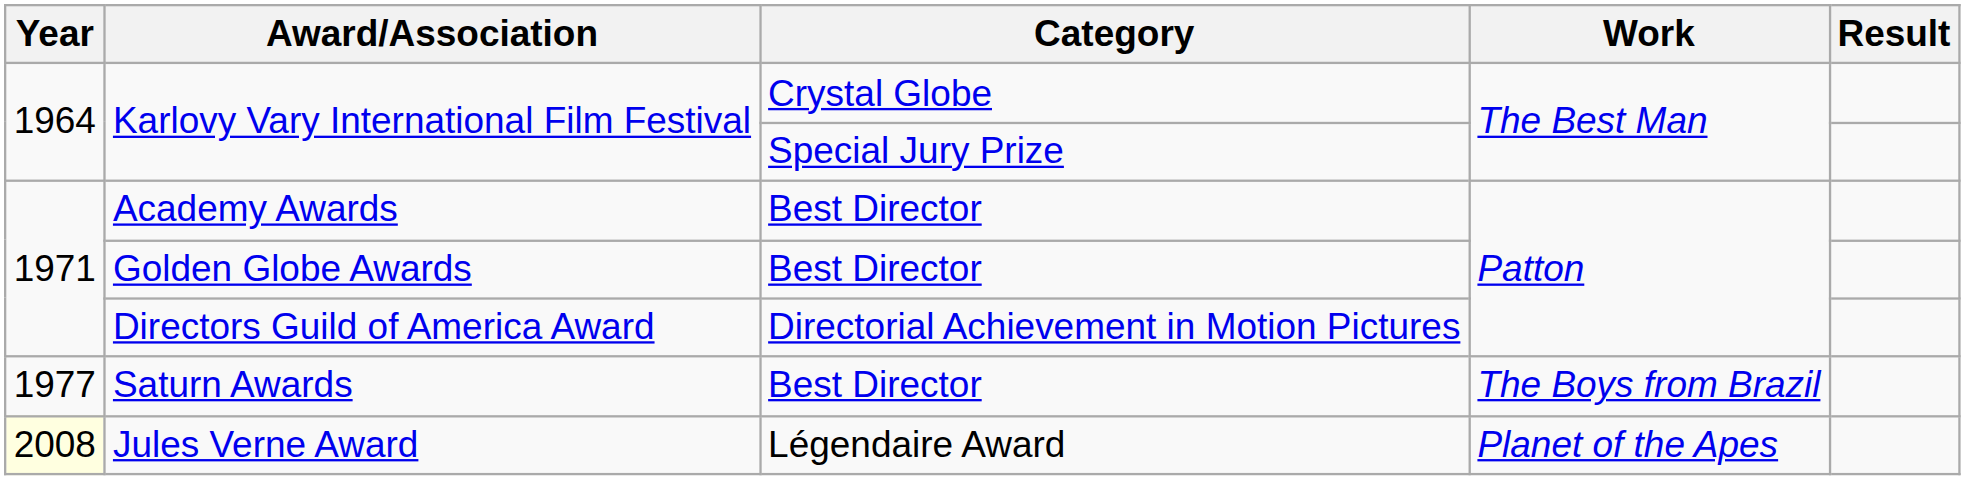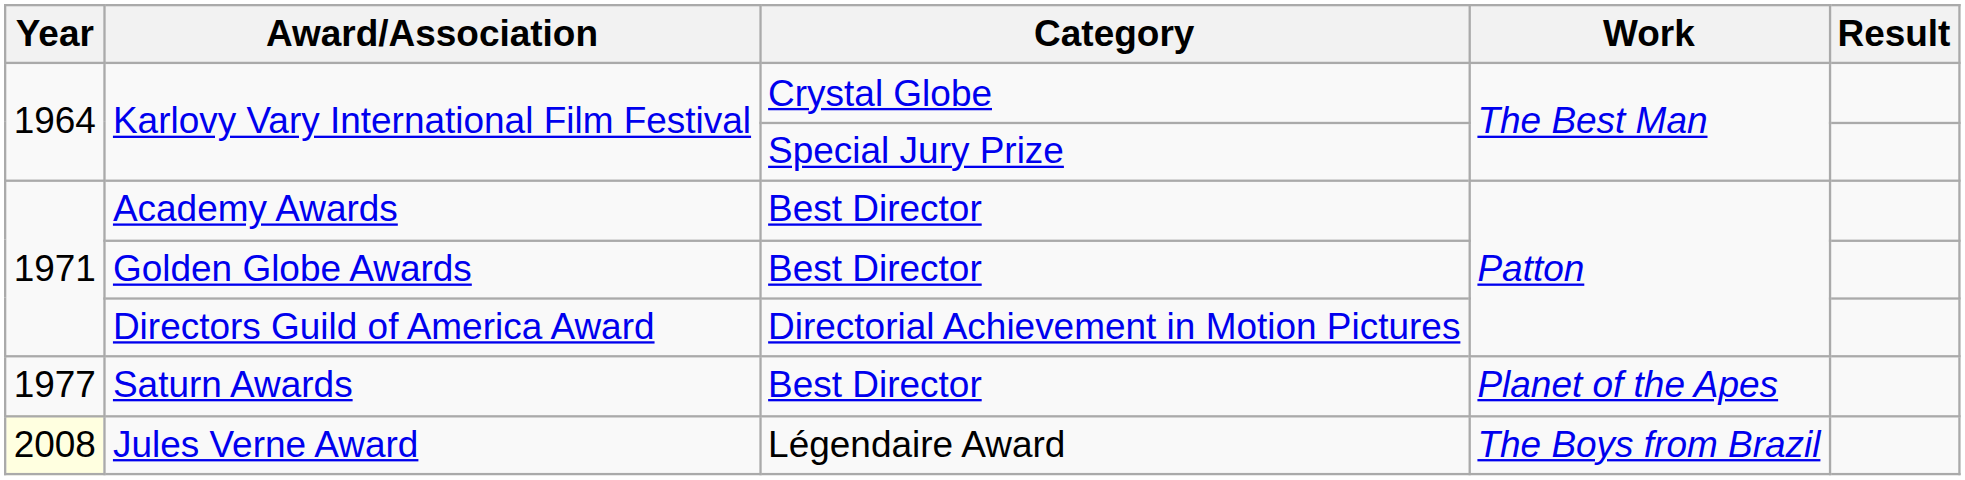(1649, 385) The Boys from Brazil -> (1628, 385) Planet of the Apes
(1628, 444) Planet of the Apes -> (1649, 444) The Boys from Brazil
